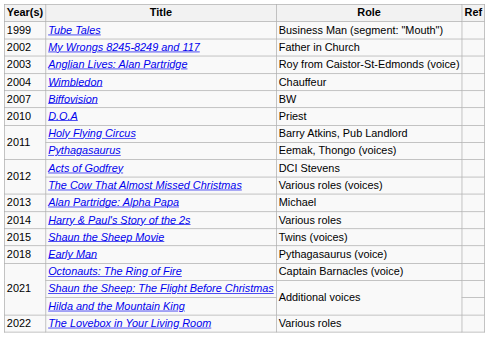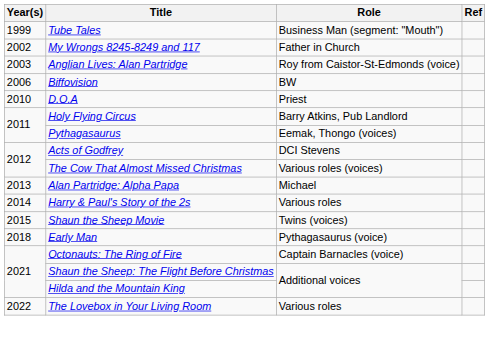- row: (75, 82)
(19, 99) 2007 -> (19, 82) 2006
